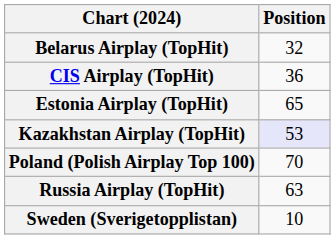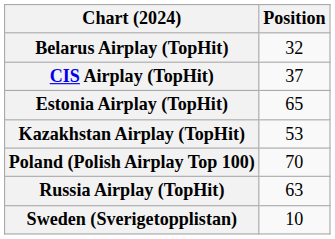(294, 76) 36 -> (294, 76) 37
(294, 133) lavender background -> (294, 133) no background
